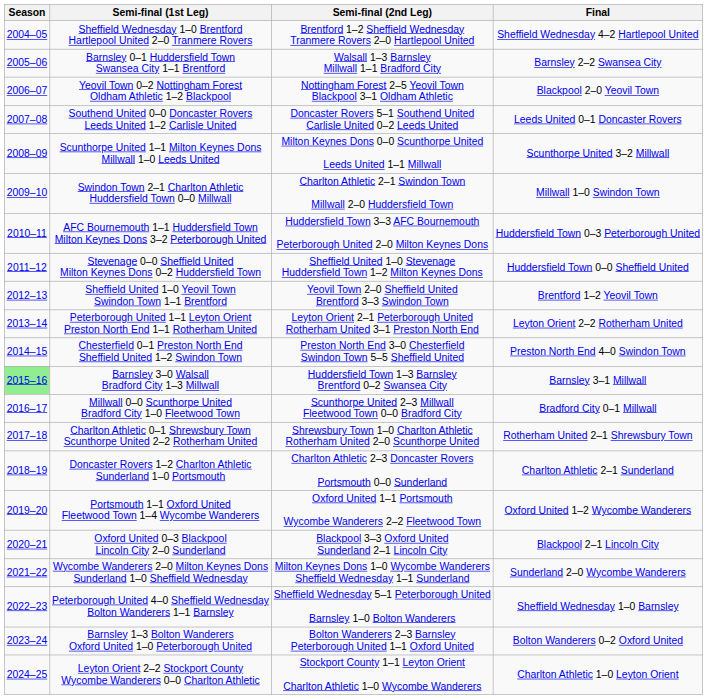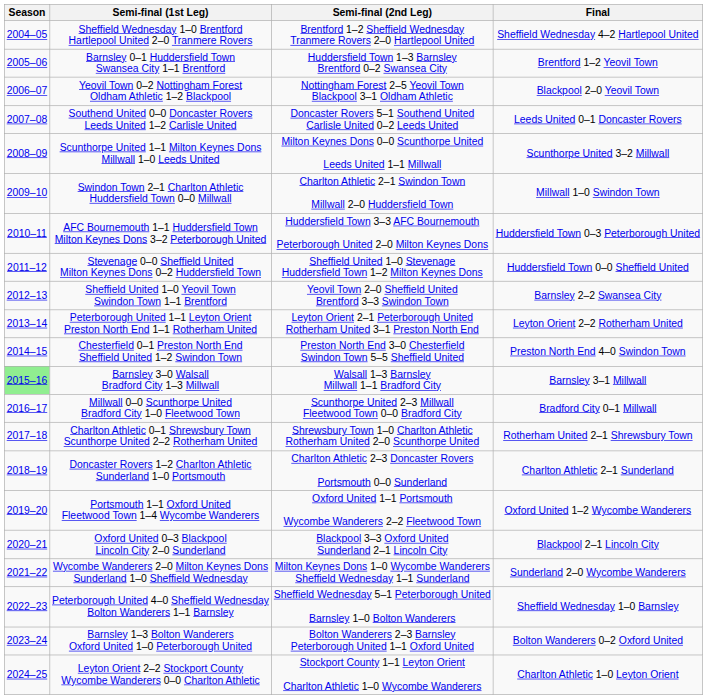(382, 63) Walsall 1–3 Barnsley Millwall 1–1 Bradford City -> (382, 63) Huddersfield Town 1–3 Barnsley Brentford 0–2 Swansea City
(598, 63) Barnsley 2–2 Swansea City -> (598, 63) Brentford 1–2 Yeovil Town
(598, 295) Brentford 1–2 Yeovil Town -> (598, 295) Barnsley 2–2 Swansea City
(382, 380) Huddersfield Town 1–3 Barnsley Brentford 0–2 Swansea City -> (382, 380) Walsall 1–3 Barnsley Millwall 1–1 Bradford City
